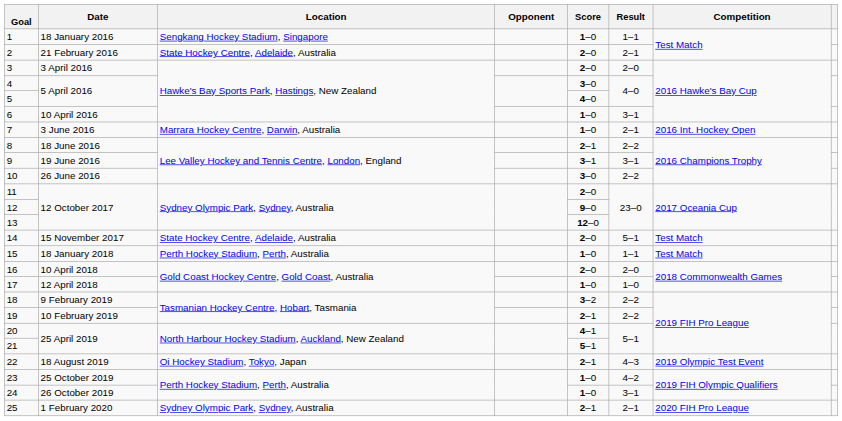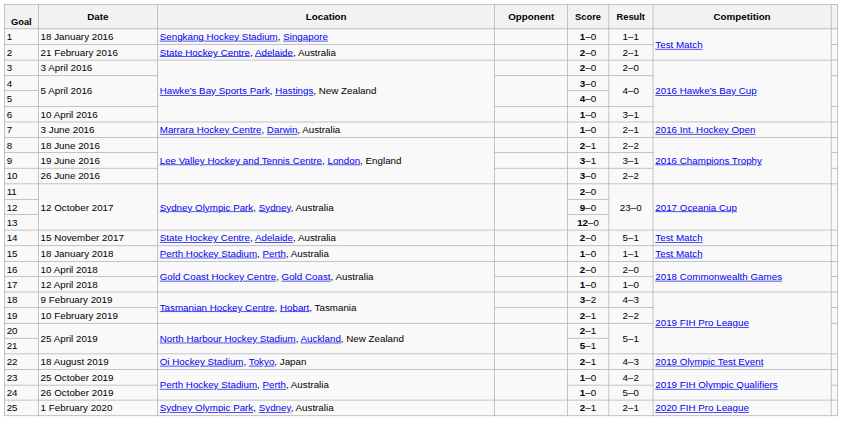(631, 300) 2–2 -> (631, 300) 4–3
(588, 331) 4–1 -> (588, 331) 2–1
(631, 393) 3–1 -> (631, 393) 5–0
